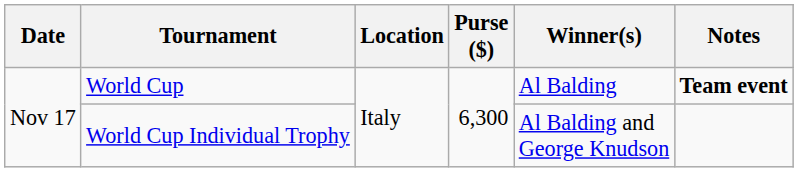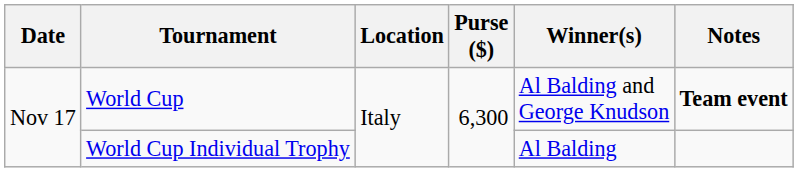(568, 85) Al Balding -> (594, 98) Al Balding and George Knudson
(594, 135) Al Balding and George Knudson -> (568, 148) Al Balding
